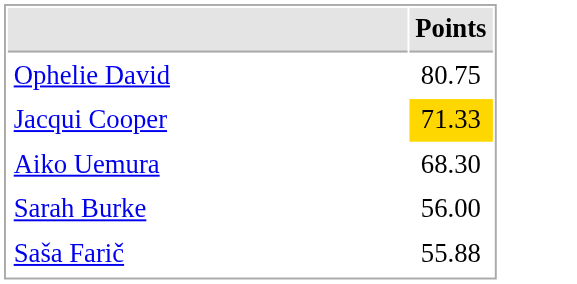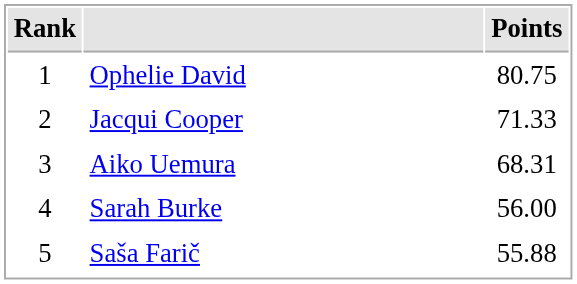+ column: (45, 28)
(451, 119) gold background -> (527, 119) no background
(451, 164) 68.30 -> (527, 164) 68.31
